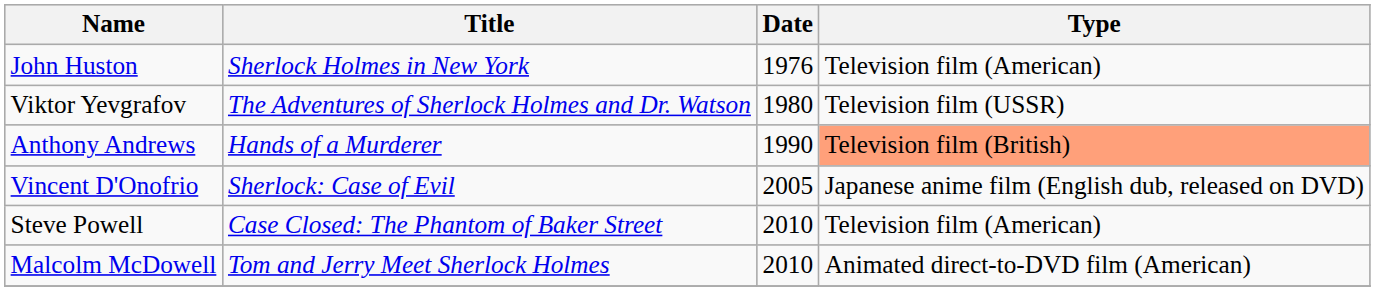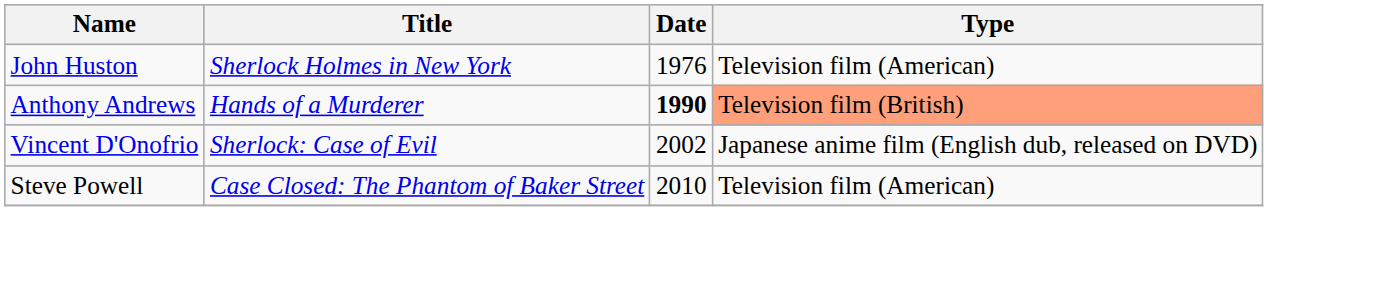- row: (98, 104)
(788, 144) normal -> (681, 104) bold
(788, 184) 2005 -> (681, 144) 2002
- row: (113, 265)
